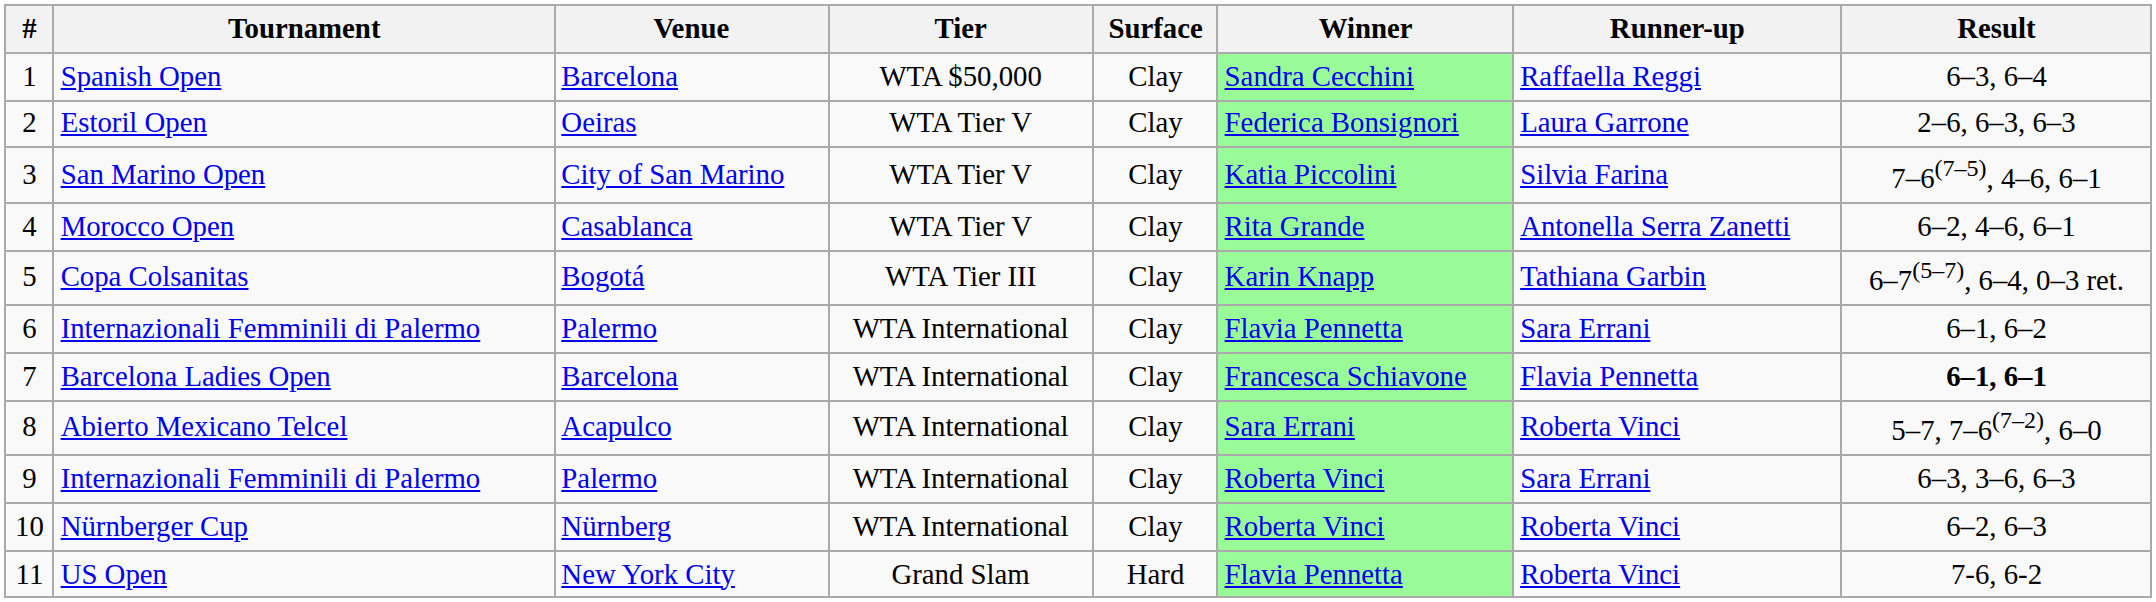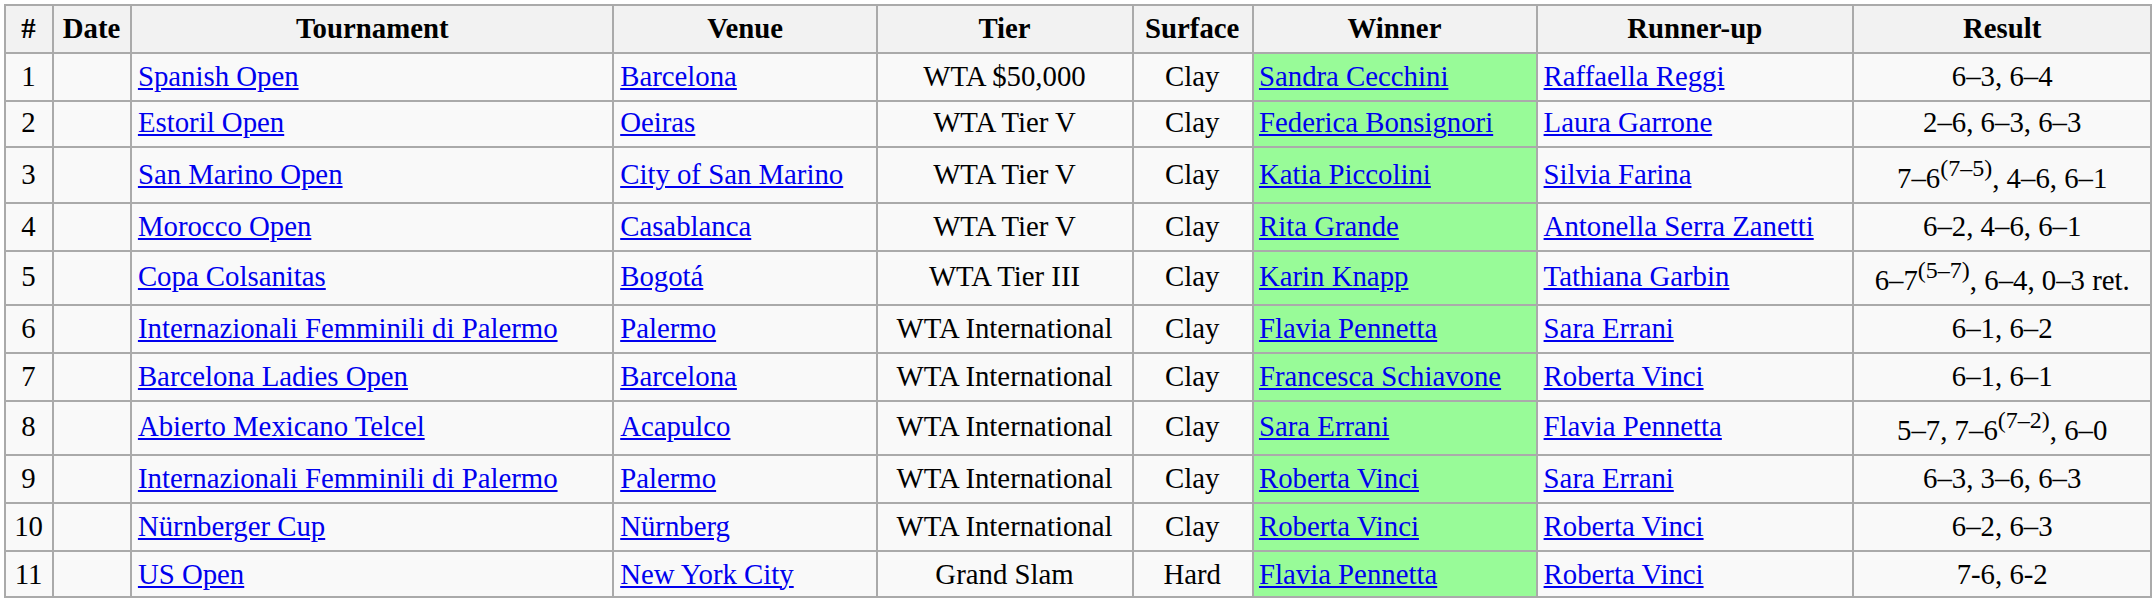+ column: (92, 28)
(1609, 376) Flavia Pennetta -> (1624, 376) Roberta Vinci
(1996, 376) bold -> (2002, 376) normal
(1600, 427) Roberta Vinci -> (1633, 427) Flavia Pennetta
